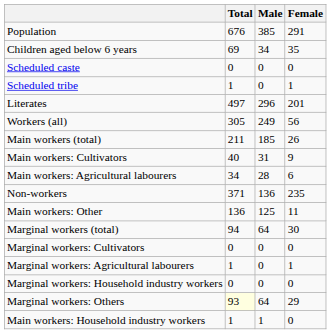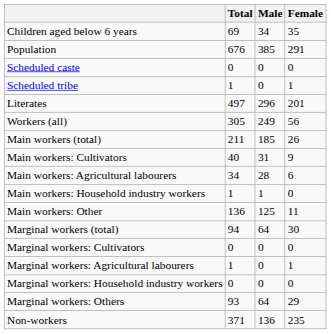rows swapped: (32, 31) <-> (72, 49)
rows swapped: (106, 319) <-> (37, 193)
(233, 301) lightyellow background -> (233, 301) no background
